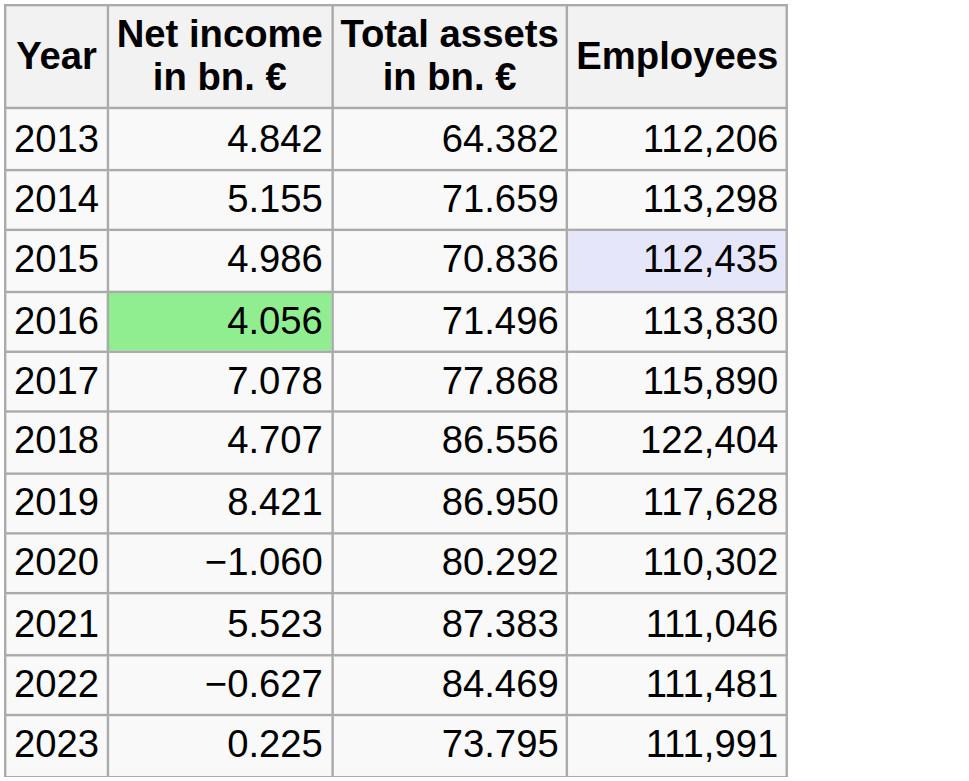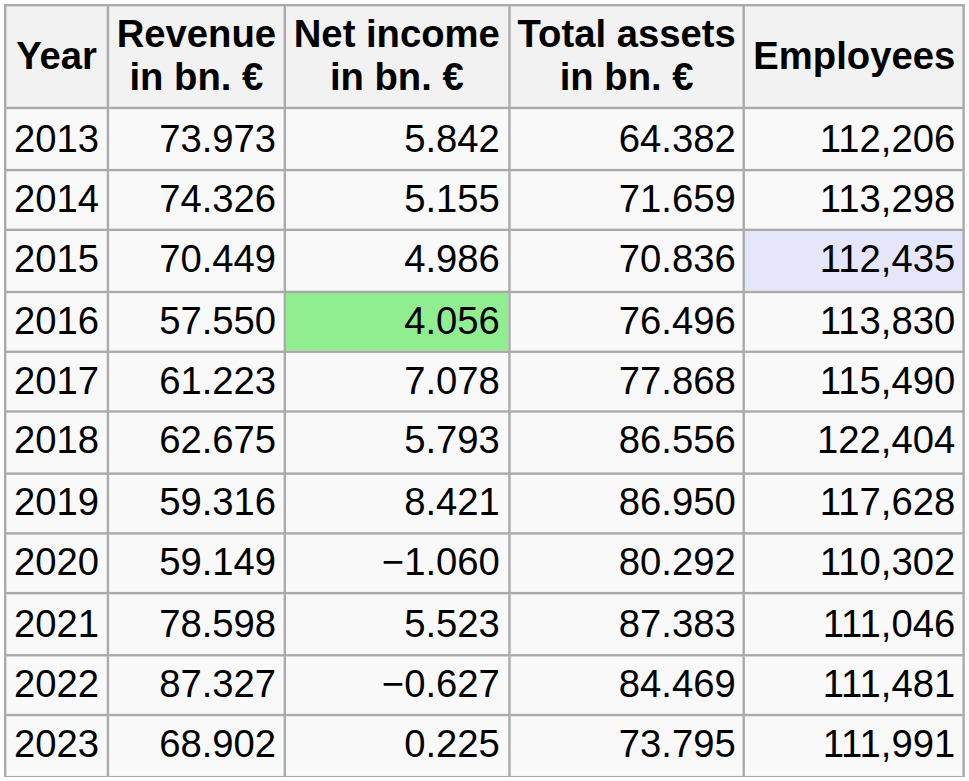+ column: (196, 56)
(275, 138) 4.842 -> (452, 138) 5.842
(500, 320) 71.496 -> (677, 320) 76.496
(711, 381) 115,890 -> (888, 381) 115,490
(275, 441) 4.707 -> (452, 441) 5.793
